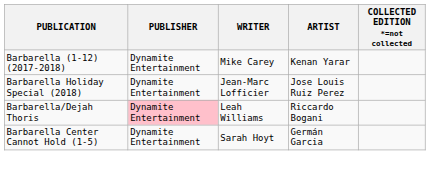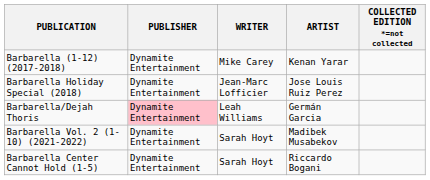(312, 112) Riccardo Bogani -> (305, 112) Germán Garcia
+ row: (63, 137)
(307, 137) Germán Garcia -> (310, 162) Riccardo Bogani
